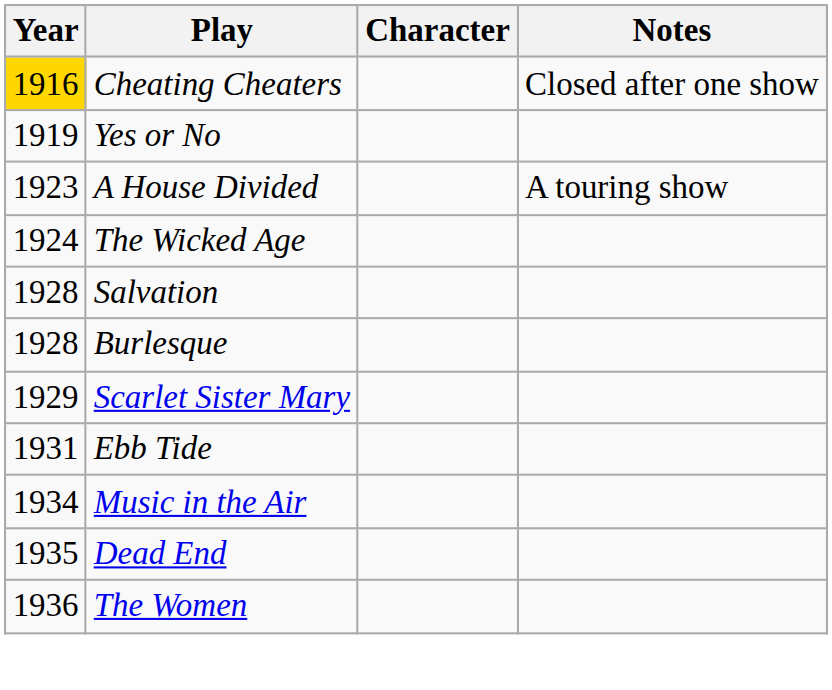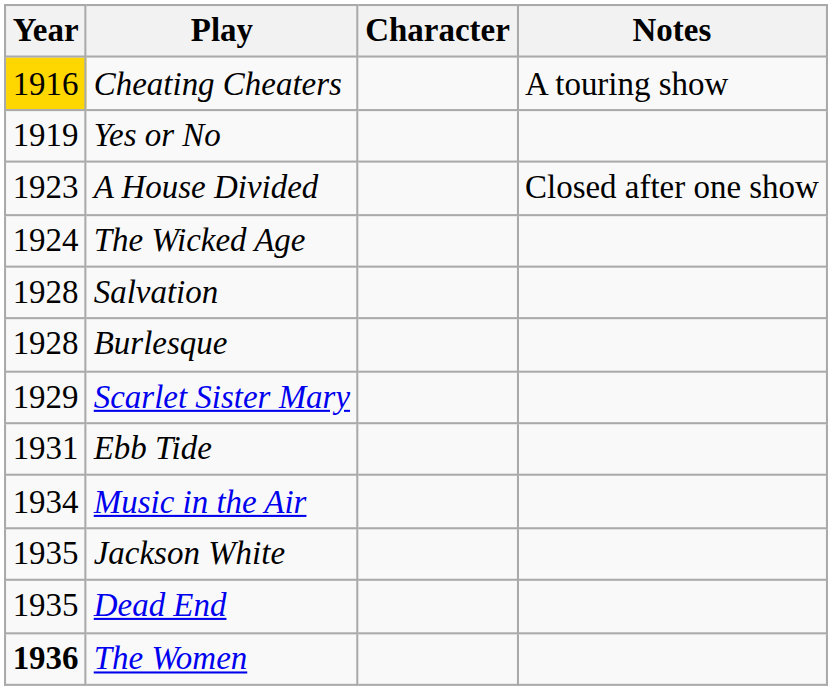(672, 82) Closed after one show -> (627, 82) A touring show
(627, 187) A touring show -> (672, 187) Closed after one show
+ row: (189, 553)
(46, 605) normal -> (46, 657) bold
